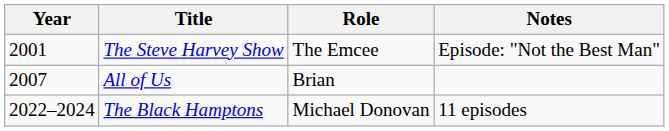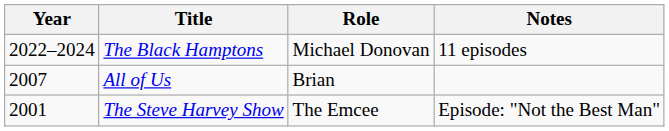rows swapped: (194, 49) <-> (183, 110)
